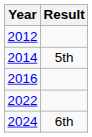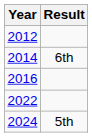(64, 57) 5th -> (64, 57) 6th
(64, 121) 6th -> (64, 121) 5th
